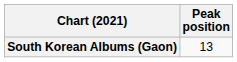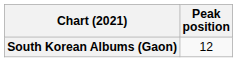(206, 47) 13 -> (206, 47) 12
